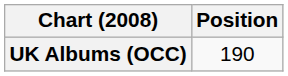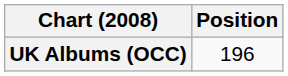(237, 53) 190 -> (237, 53) 196
